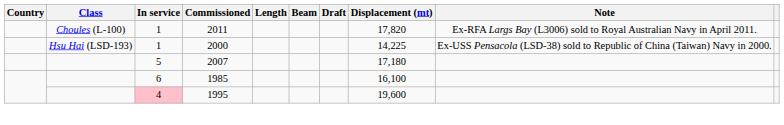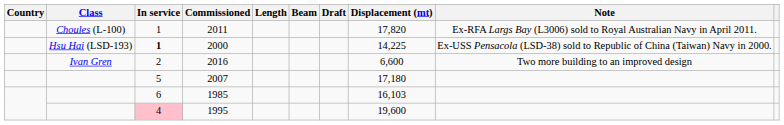(159, 45) normal -> (159, 45) bold
+ row: (218, 62)
(392, 78) 16,100 -> (392, 95) 16,103
